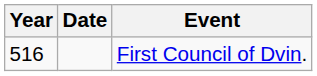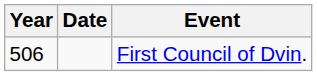(27, 53) 516 -> (27, 53) 506
